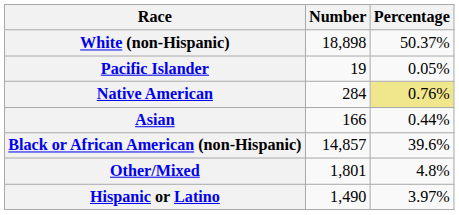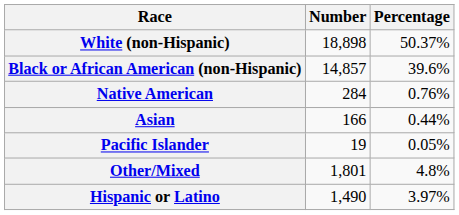rows swapped: (155, 145) <-> (155, 68)
(429, 94) khaki background -> (429, 94) no background
